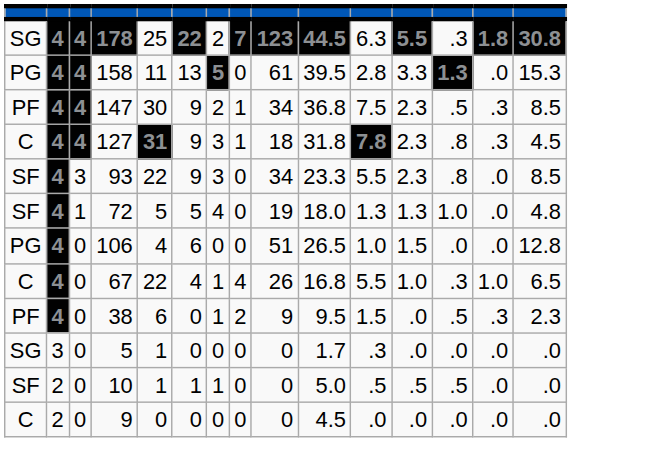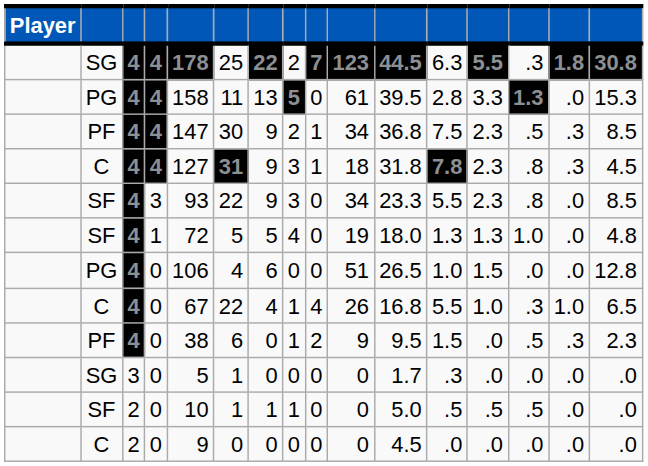+ column: (43, 25)
